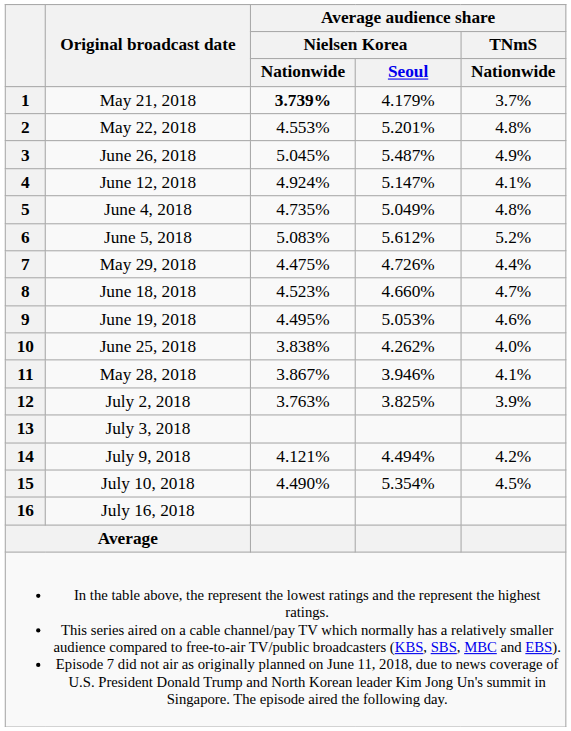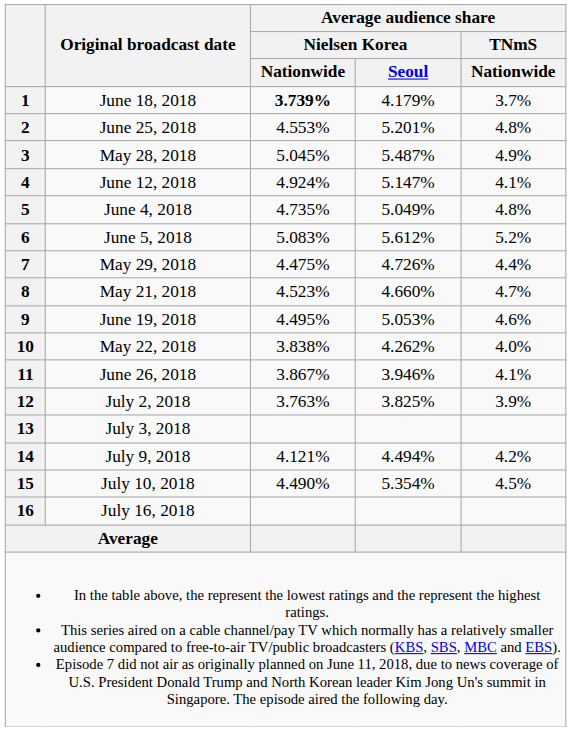(148, 99) May 21, 2018 -> (148, 99) June 18, 2018
(148, 127) May 22, 2018 -> (148, 127) June 25, 2018
(148, 154) June 26, 2018 -> (148, 154) May 28, 2018
(148, 291) June 18, 2018 -> (148, 291) May 21, 2018
(148, 346) June 25, 2018 -> (148, 346) May 22, 2018
(148, 373) May 28, 2018 -> (148, 373) June 26, 2018
